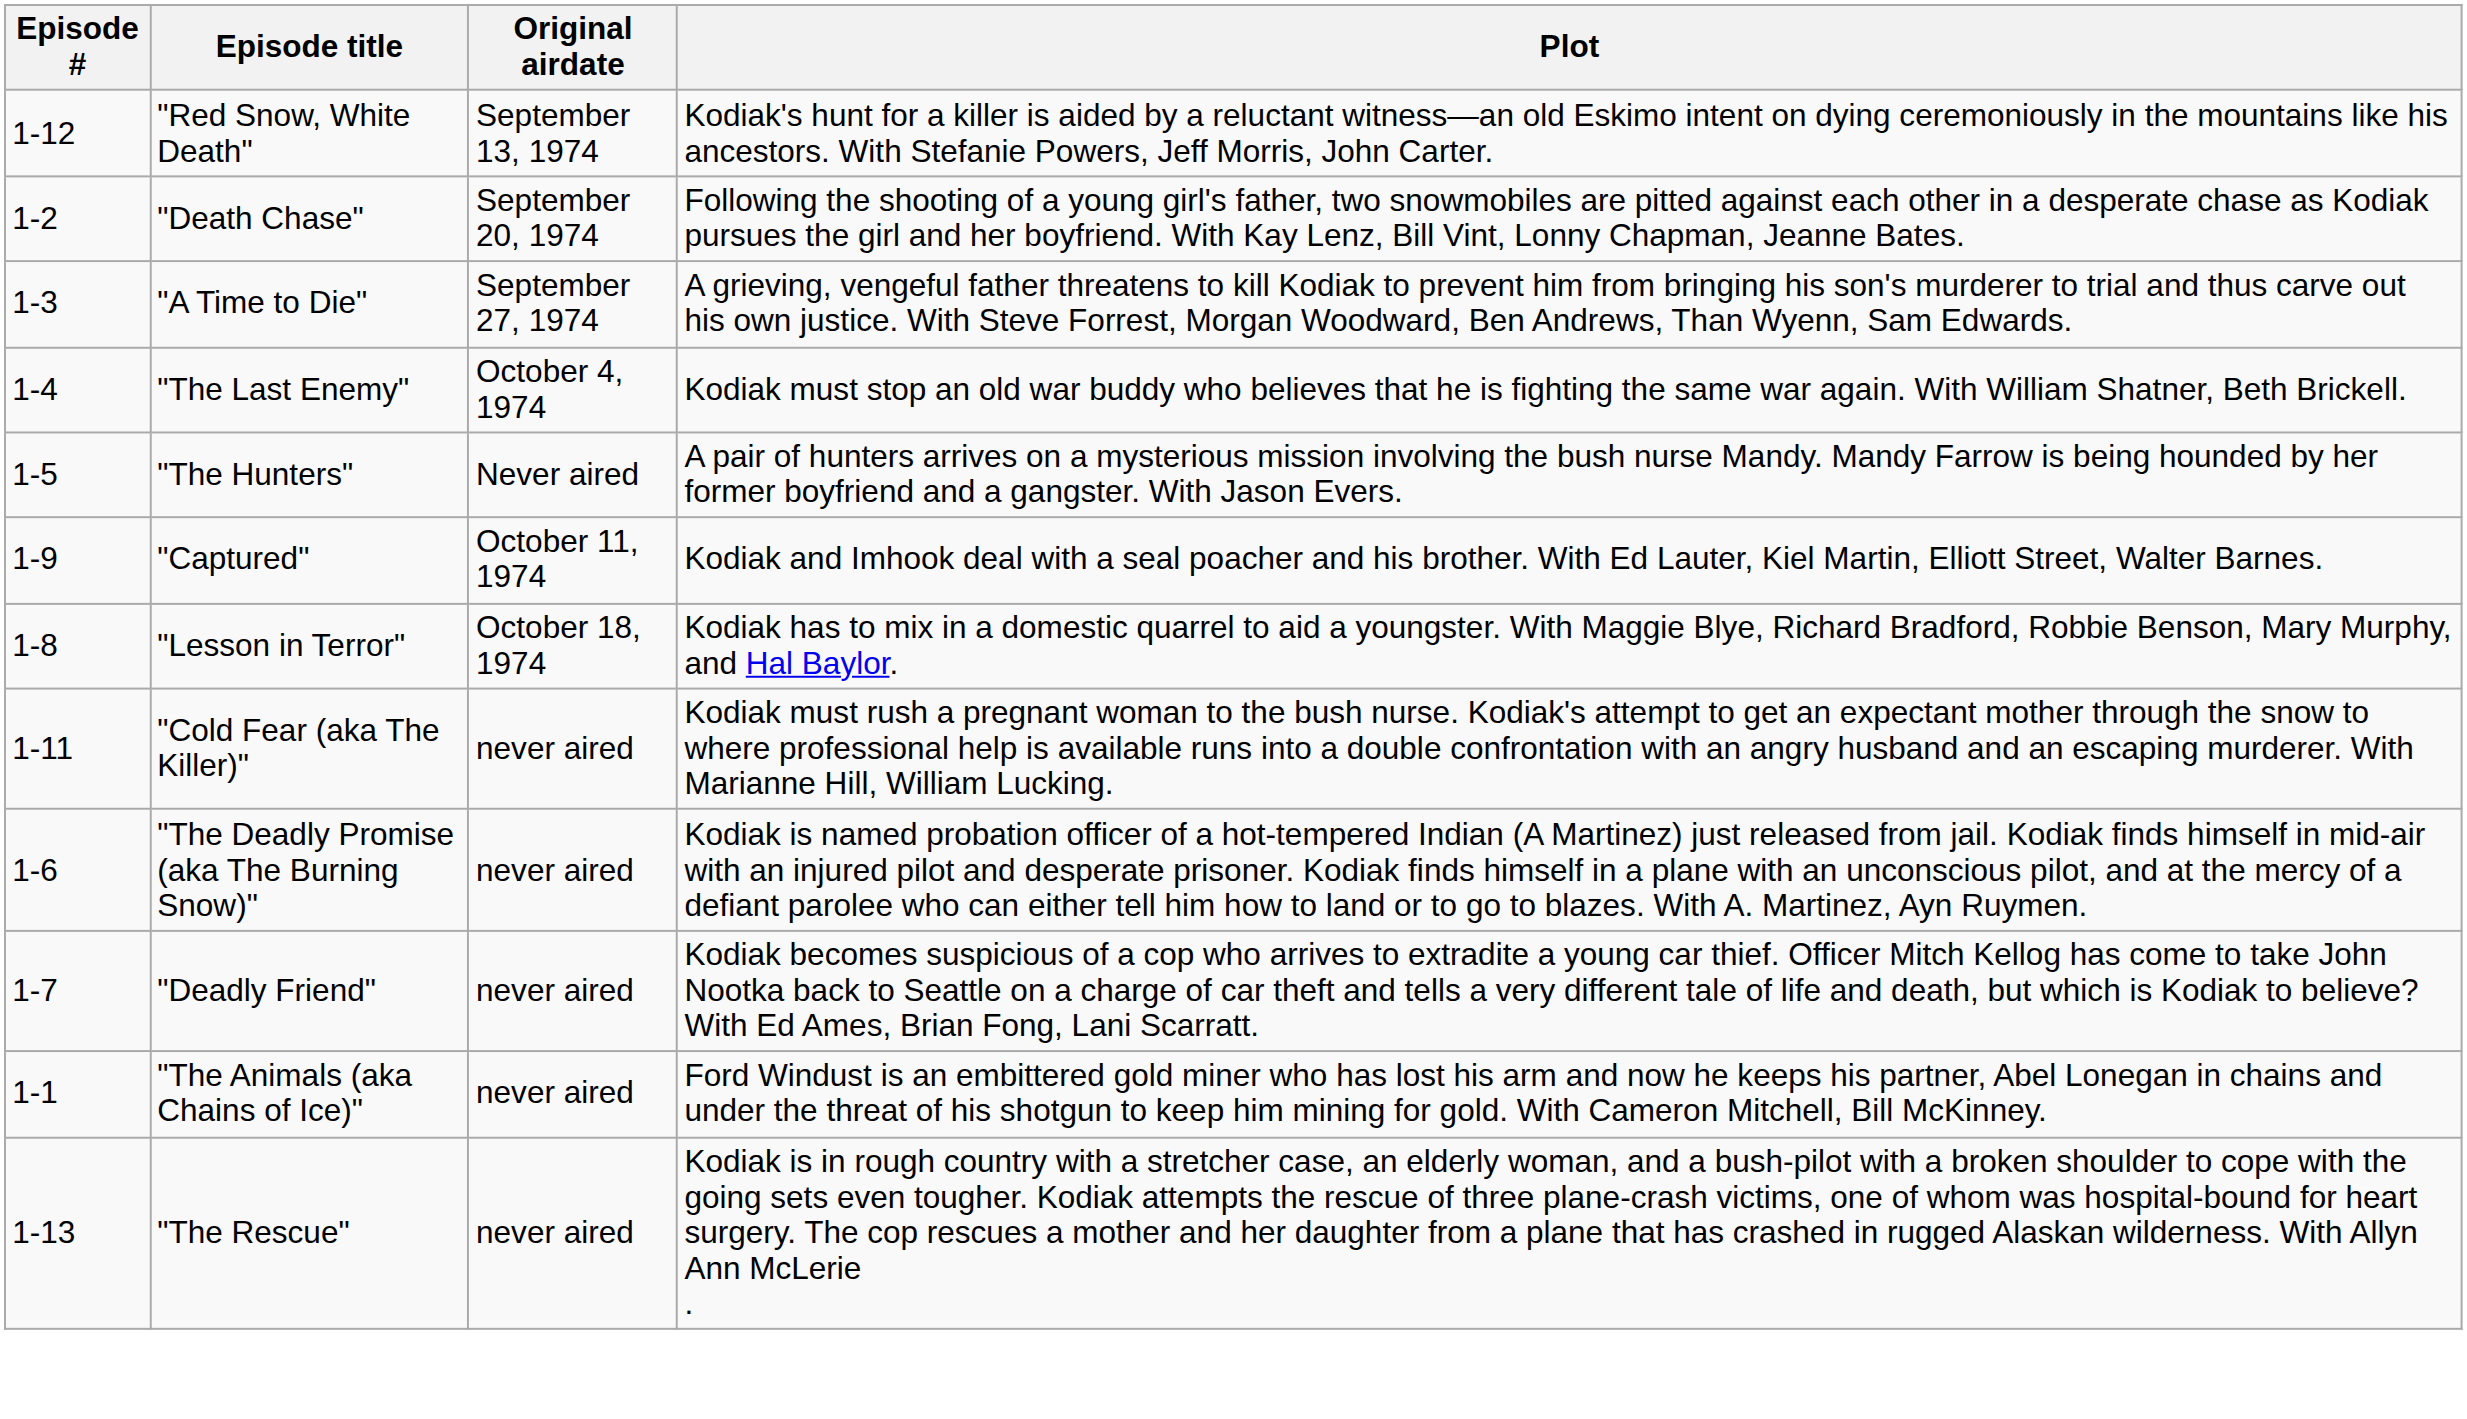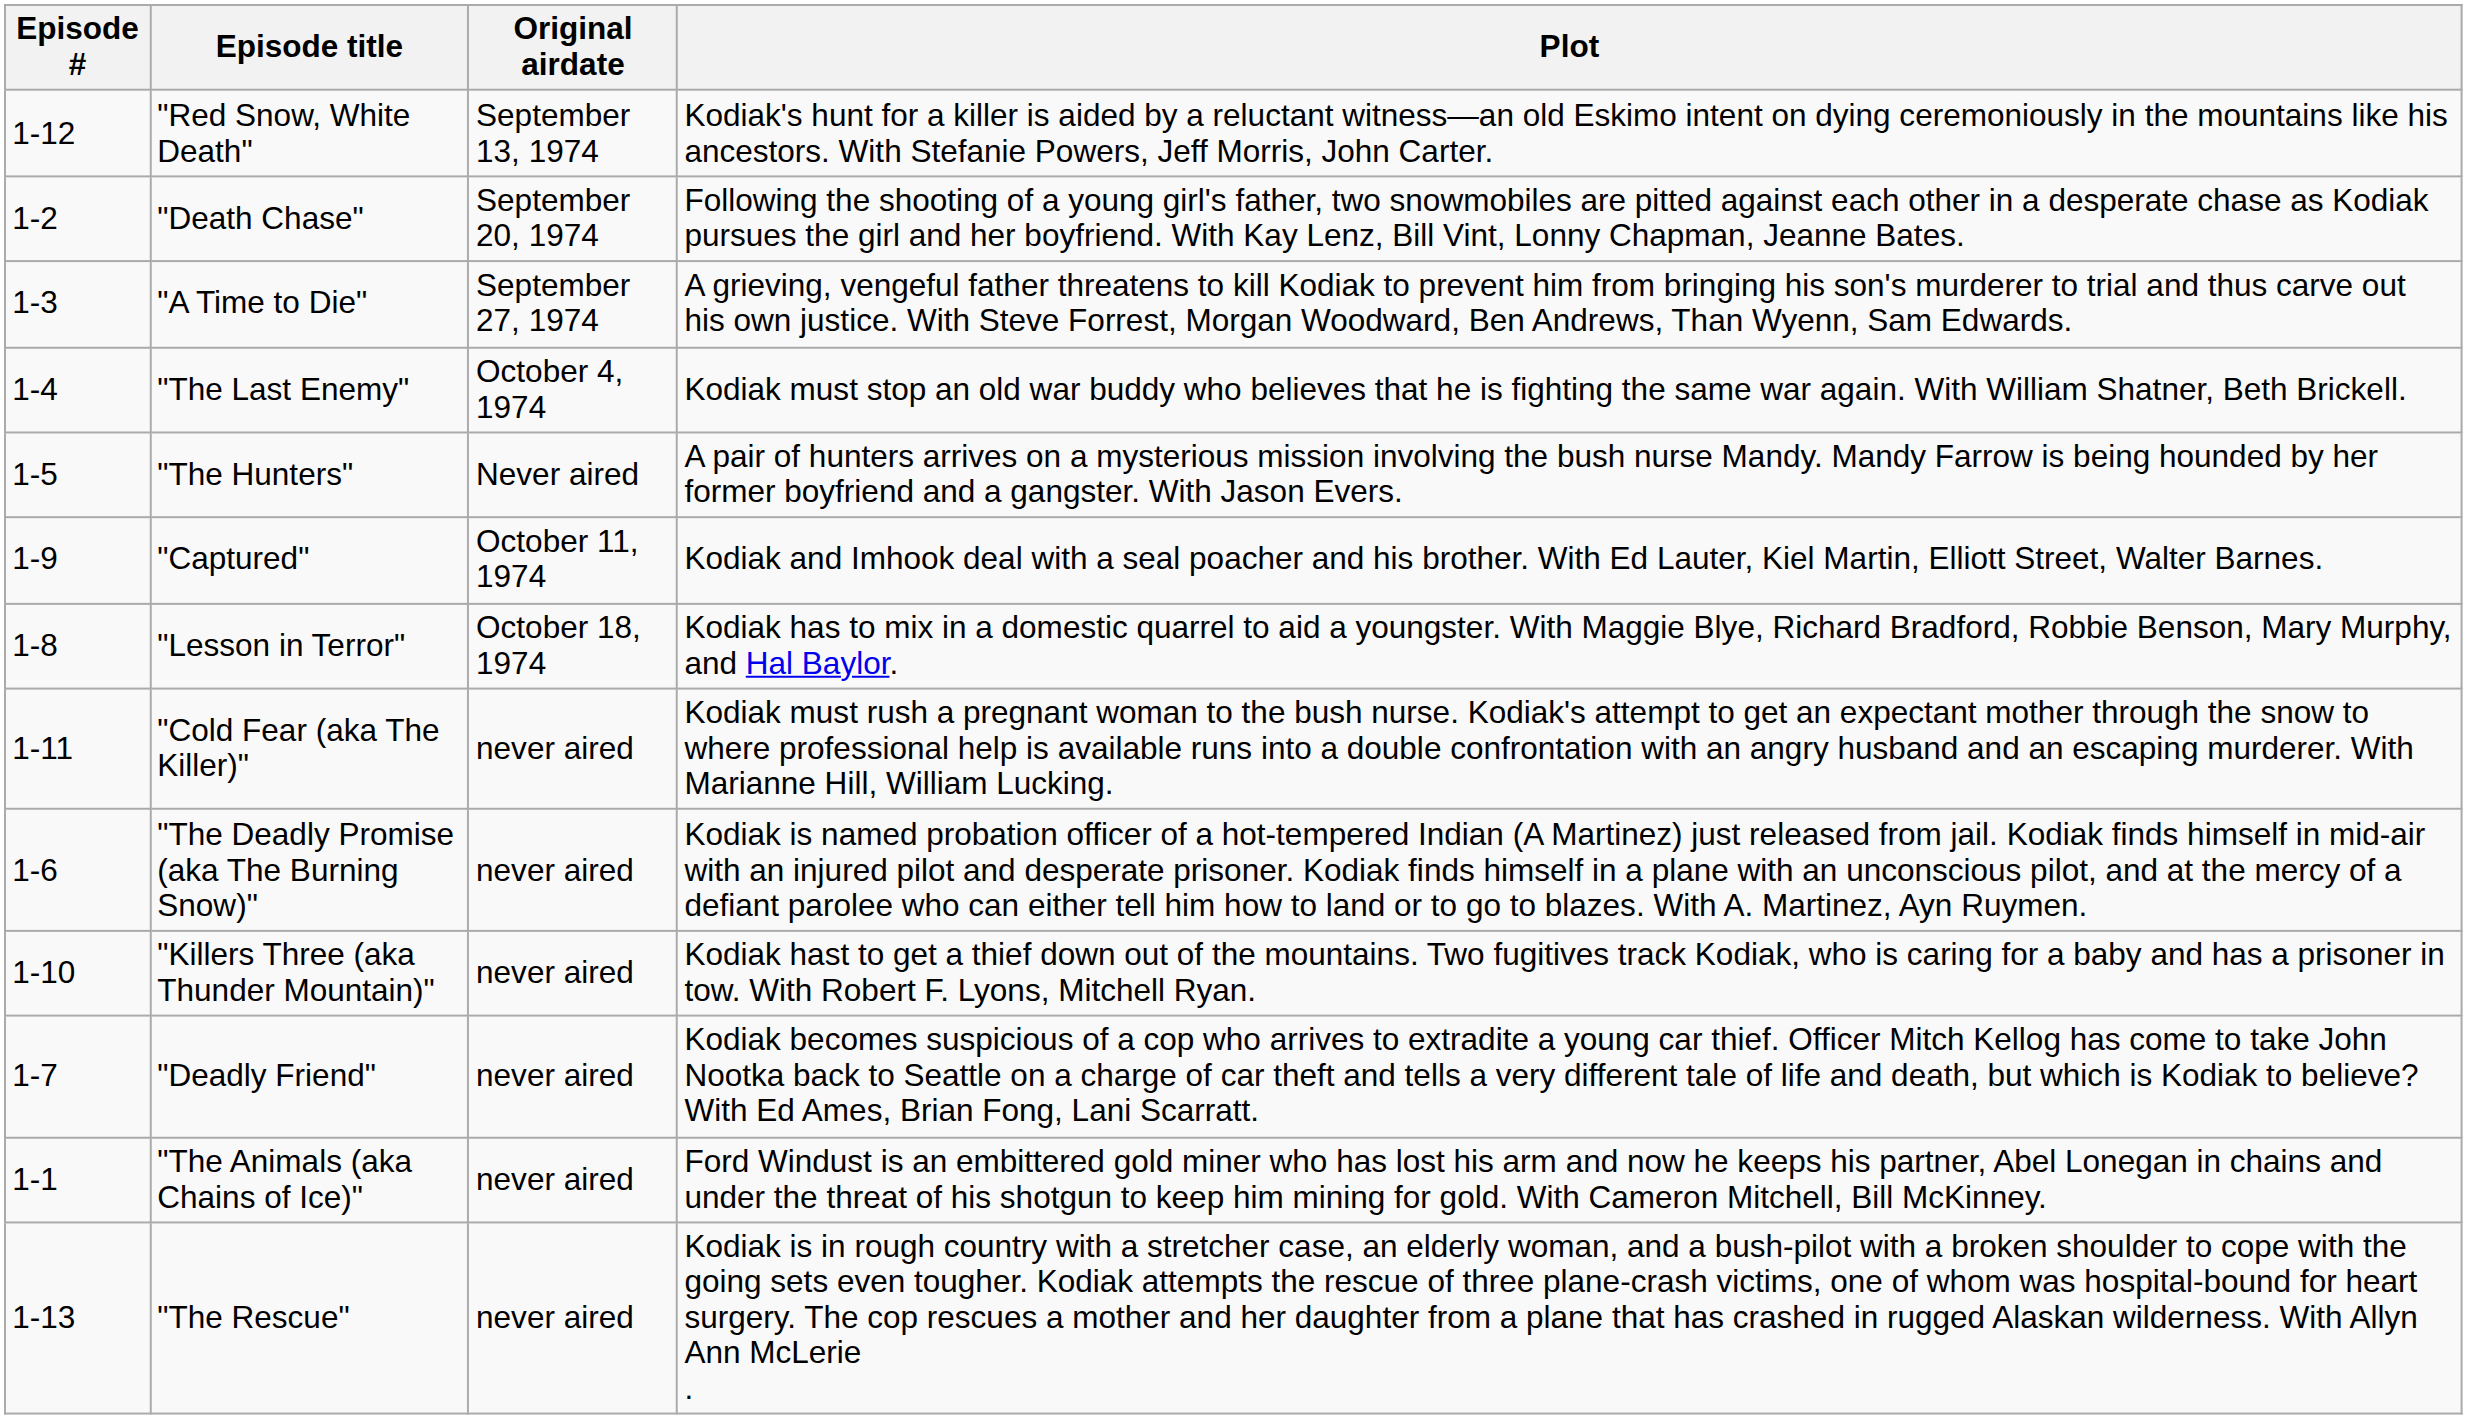+ row: (296, 972)
